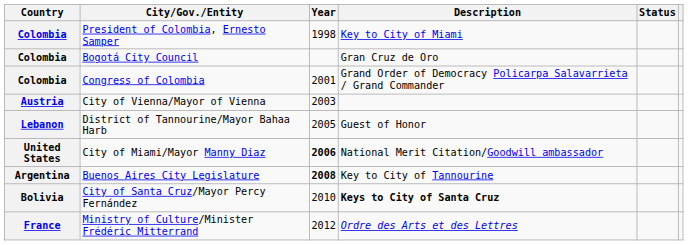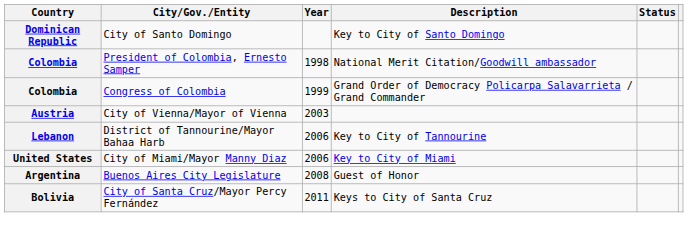+ row: (168, 35)
(402, 35) Key to City of Miami -> (465, 63) National Merit Citation/Goodwill ambassador
- row: (140, 57)
(324, 80) 2001 -> (317, 91) 1999
(324, 125) 2005 -> (317, 136) 2006
(383, 125) Guest of Honor -> (410, 136) Key to City of Tannourine
(324, 153) bold -> (317, 159) normal
(472, 153) National Merit Citation/Goodwill ambassador -> (395, 159) Key to City of Miami
(324, 175) bold -> (317, 175) normal
(417, 175) Key to City of Tannourine -> (376, 175) Guest of Honor
(324, 198) 2010 -> (317, 198) 2011
(420, 198) bold -> (413, 198) normal
- row: (168, 226)
